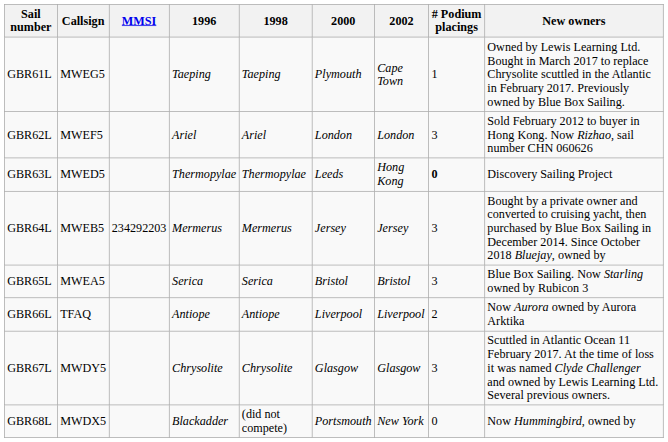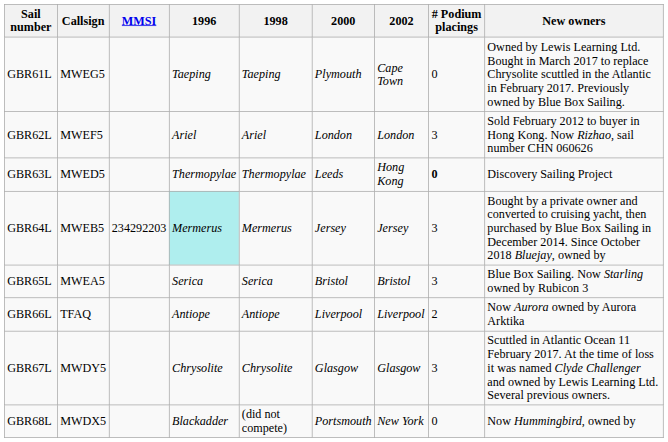(434, 74) 1 -> (434, 74) 0
(197, 228) no background -> (197, 228) paleturquoise background
